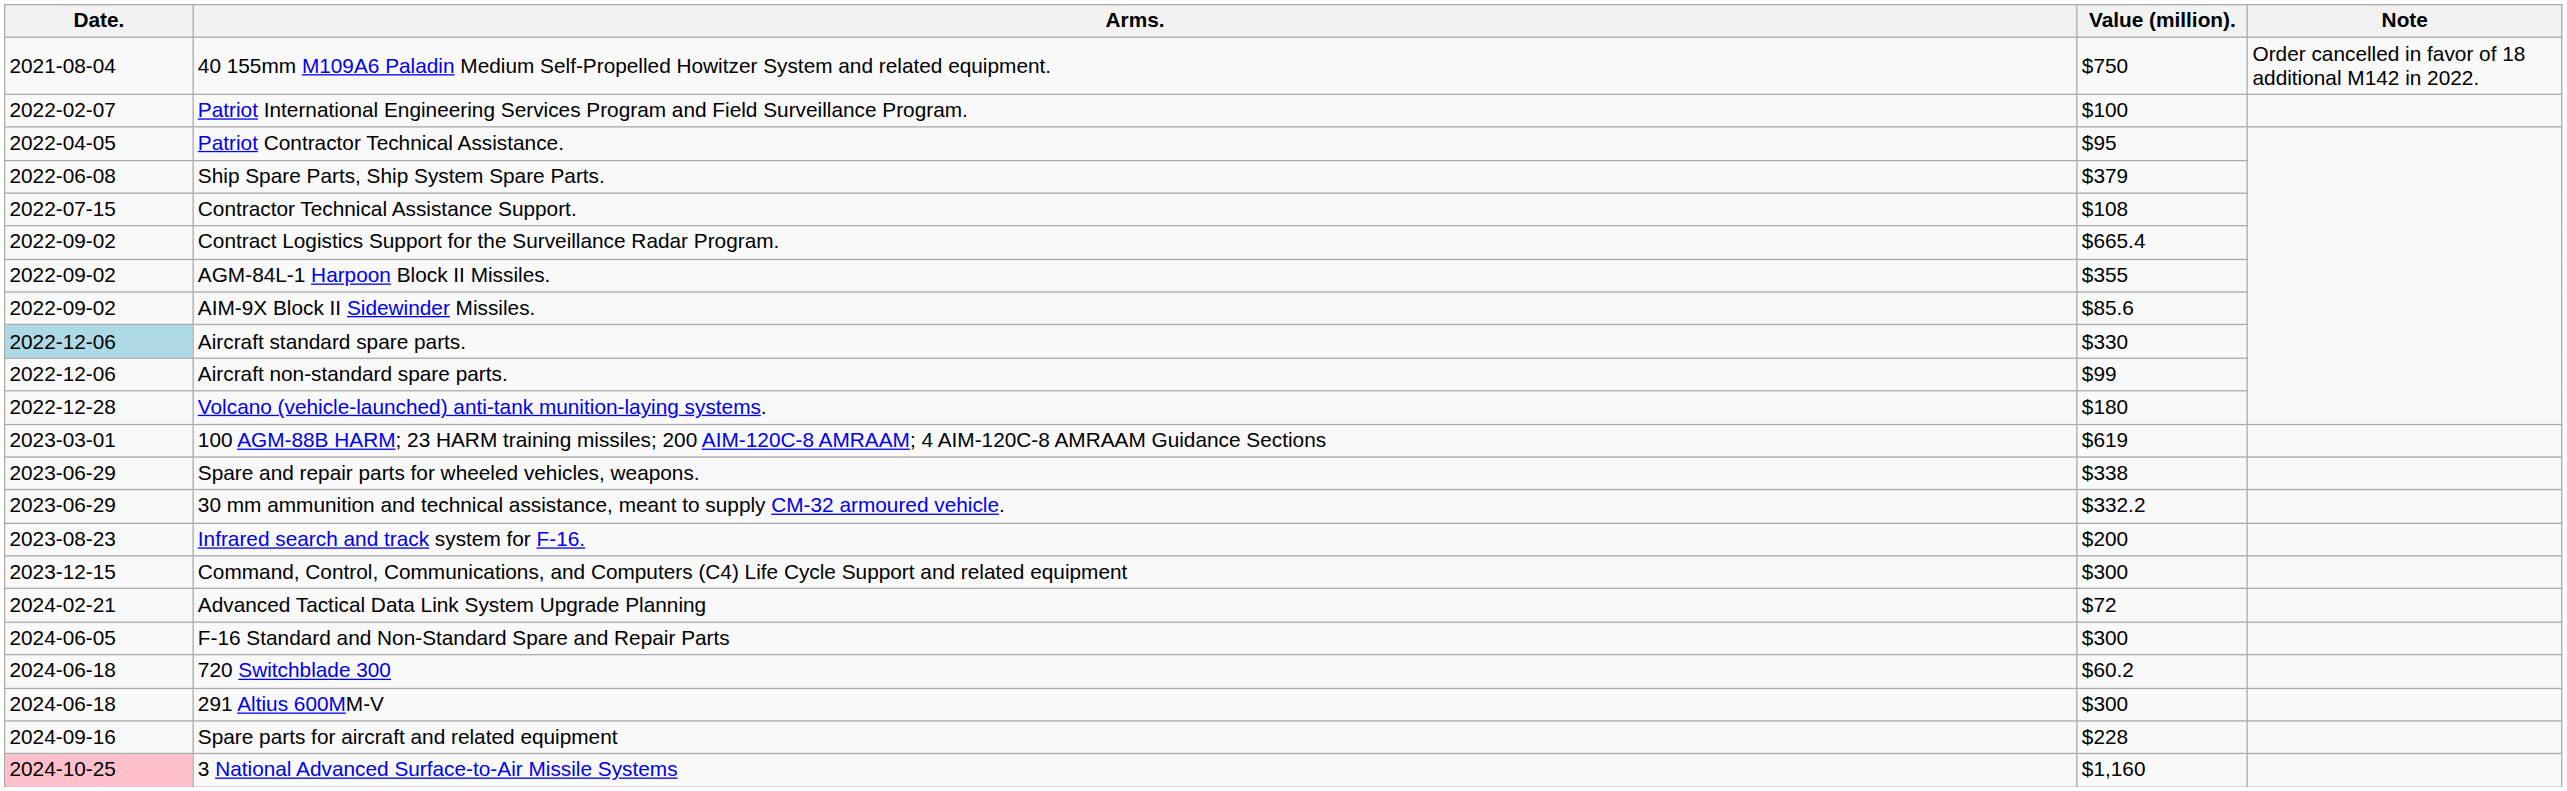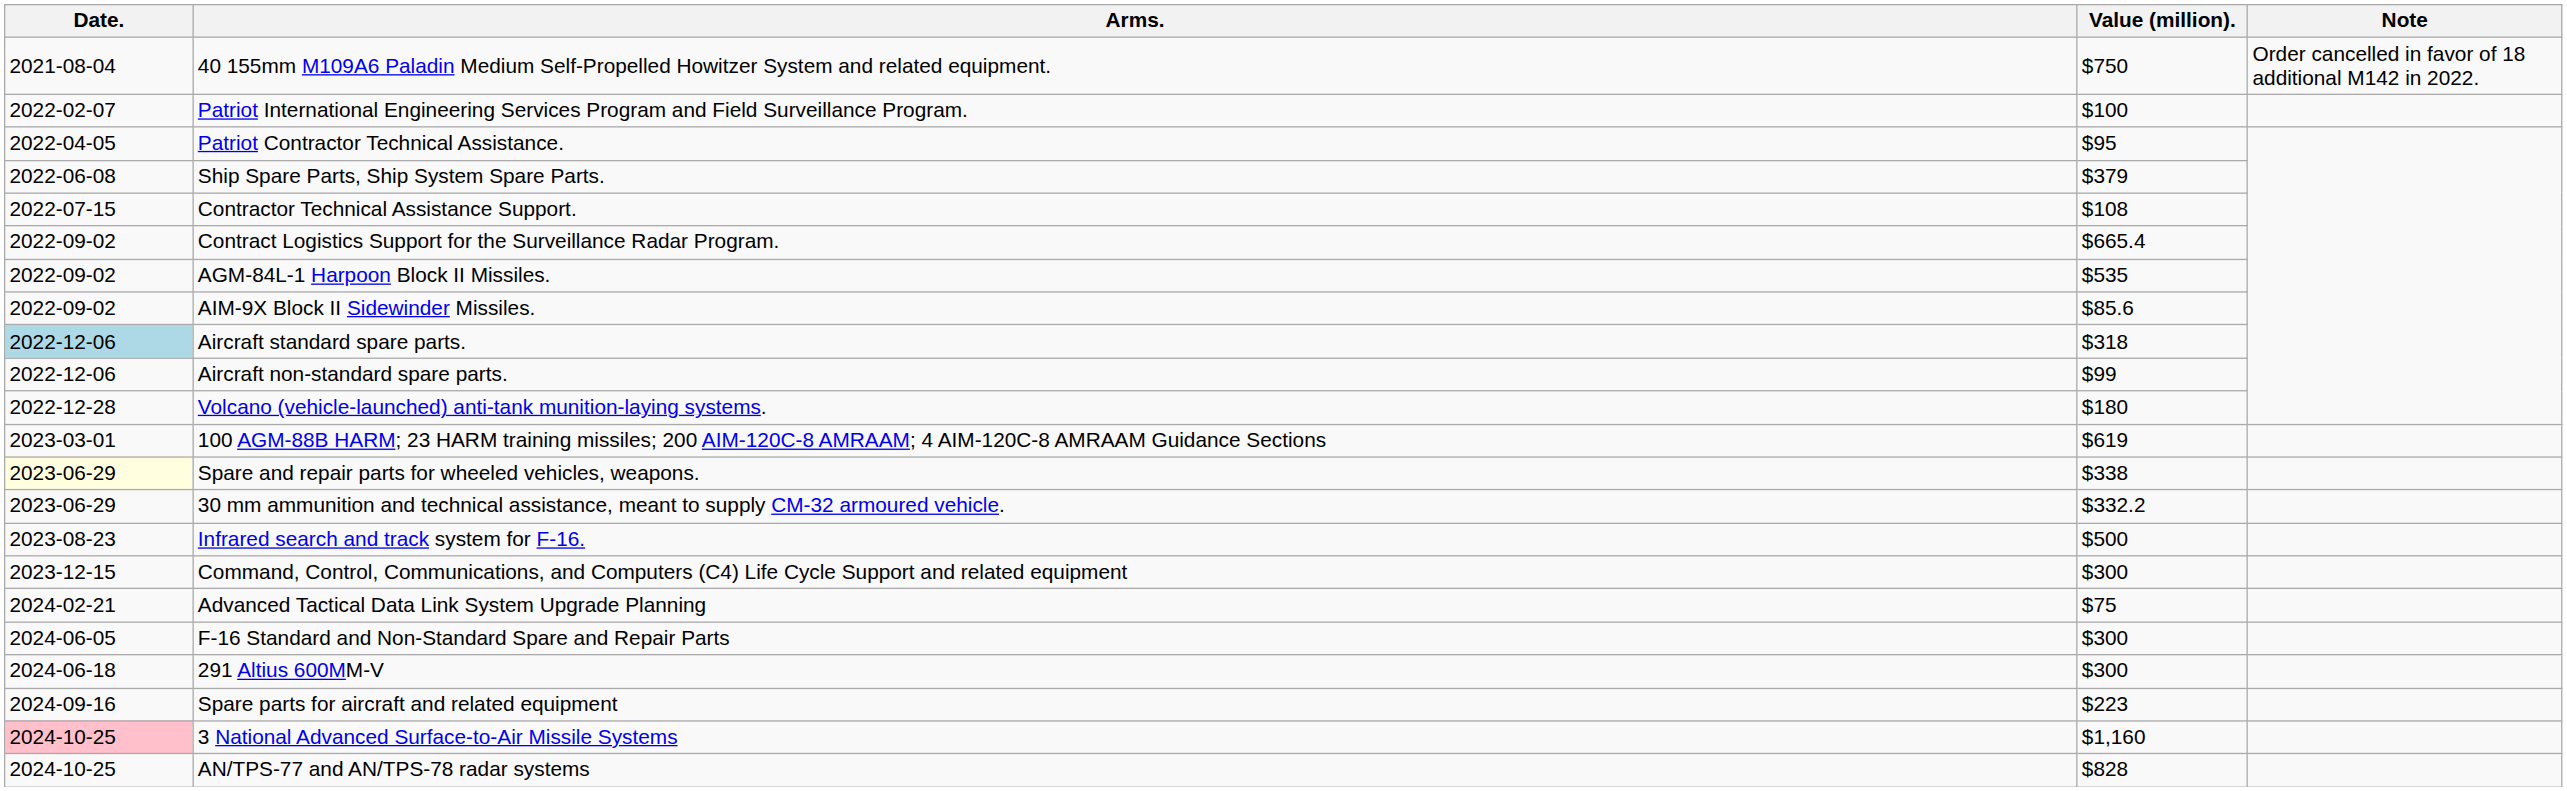(2105, 275) $355 -> (2105, 275) $535
(2105, 341) $330 -> (2105, 341) $318
(63, 473) no background -> (63, 473) lightyellow background
(2105, 539) $200 -> (2105, 539) $500
(2099, 605) $72 -> (2099, 605) $75
- row: (294, 671)
(2105, 737) $228 -> (2105, 704) $223
+ row: (394, 770)
